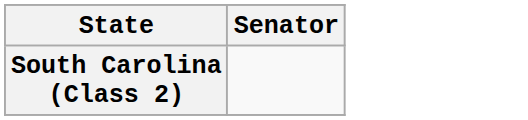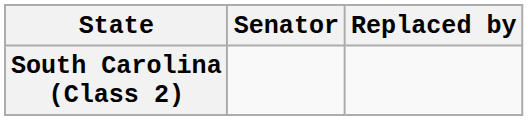+ column: (434, 25)
